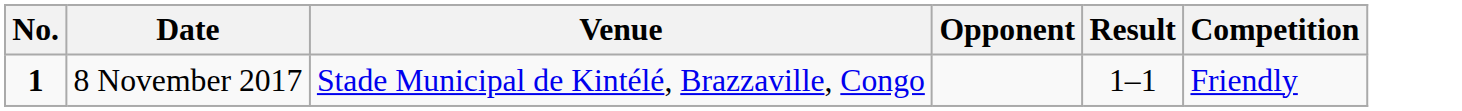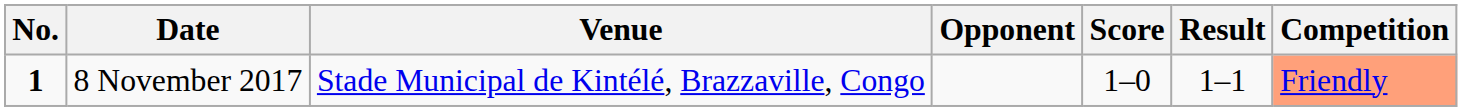+ column: (1127, 29)
(1244, 79) no background -> (1334, 79) lightsalmon background
